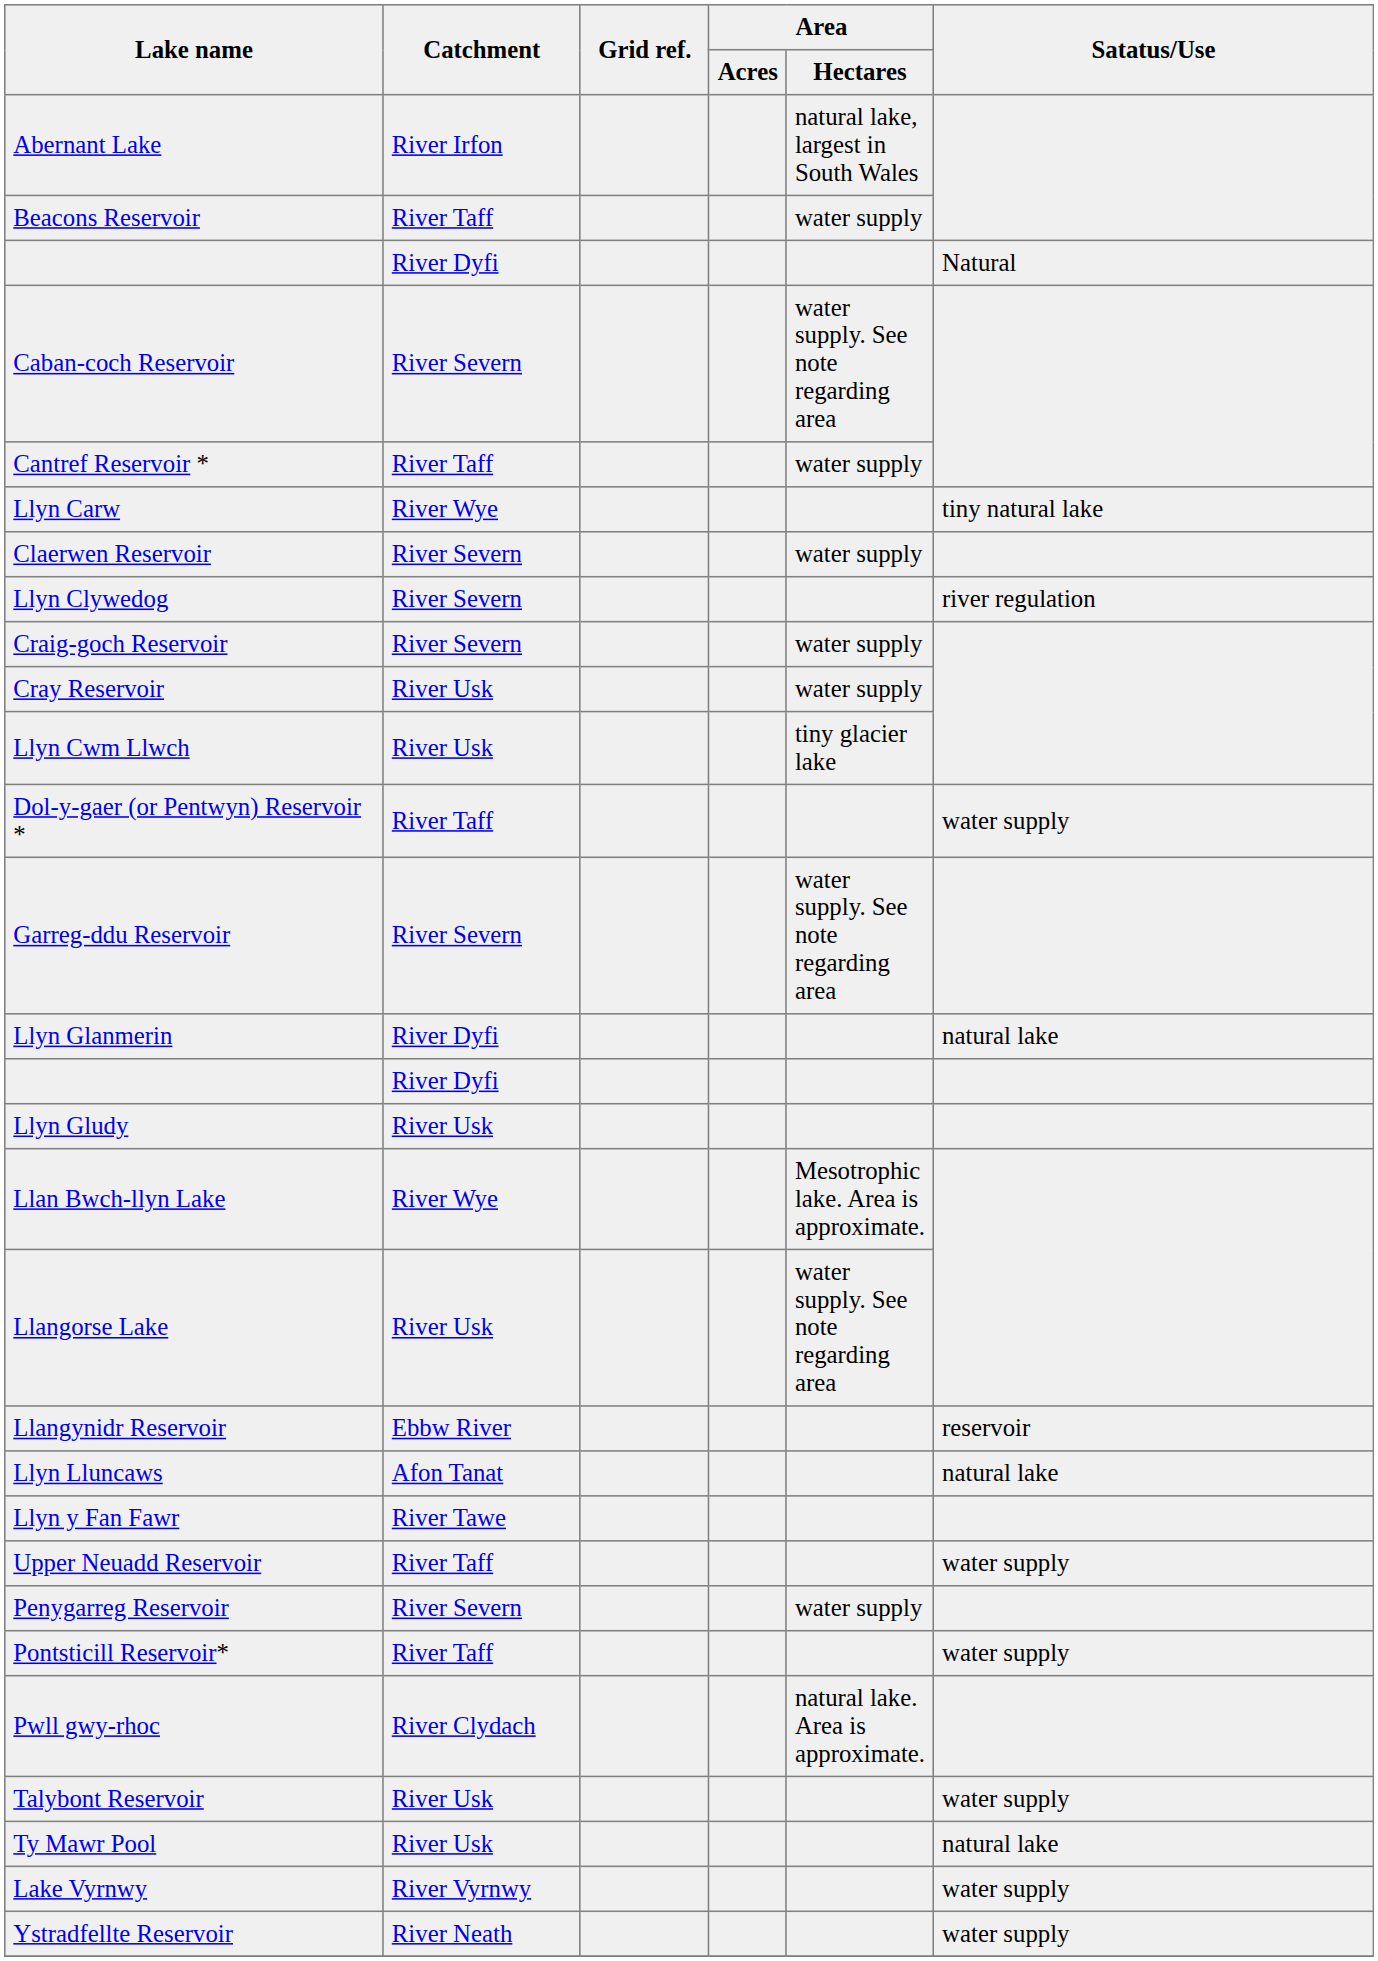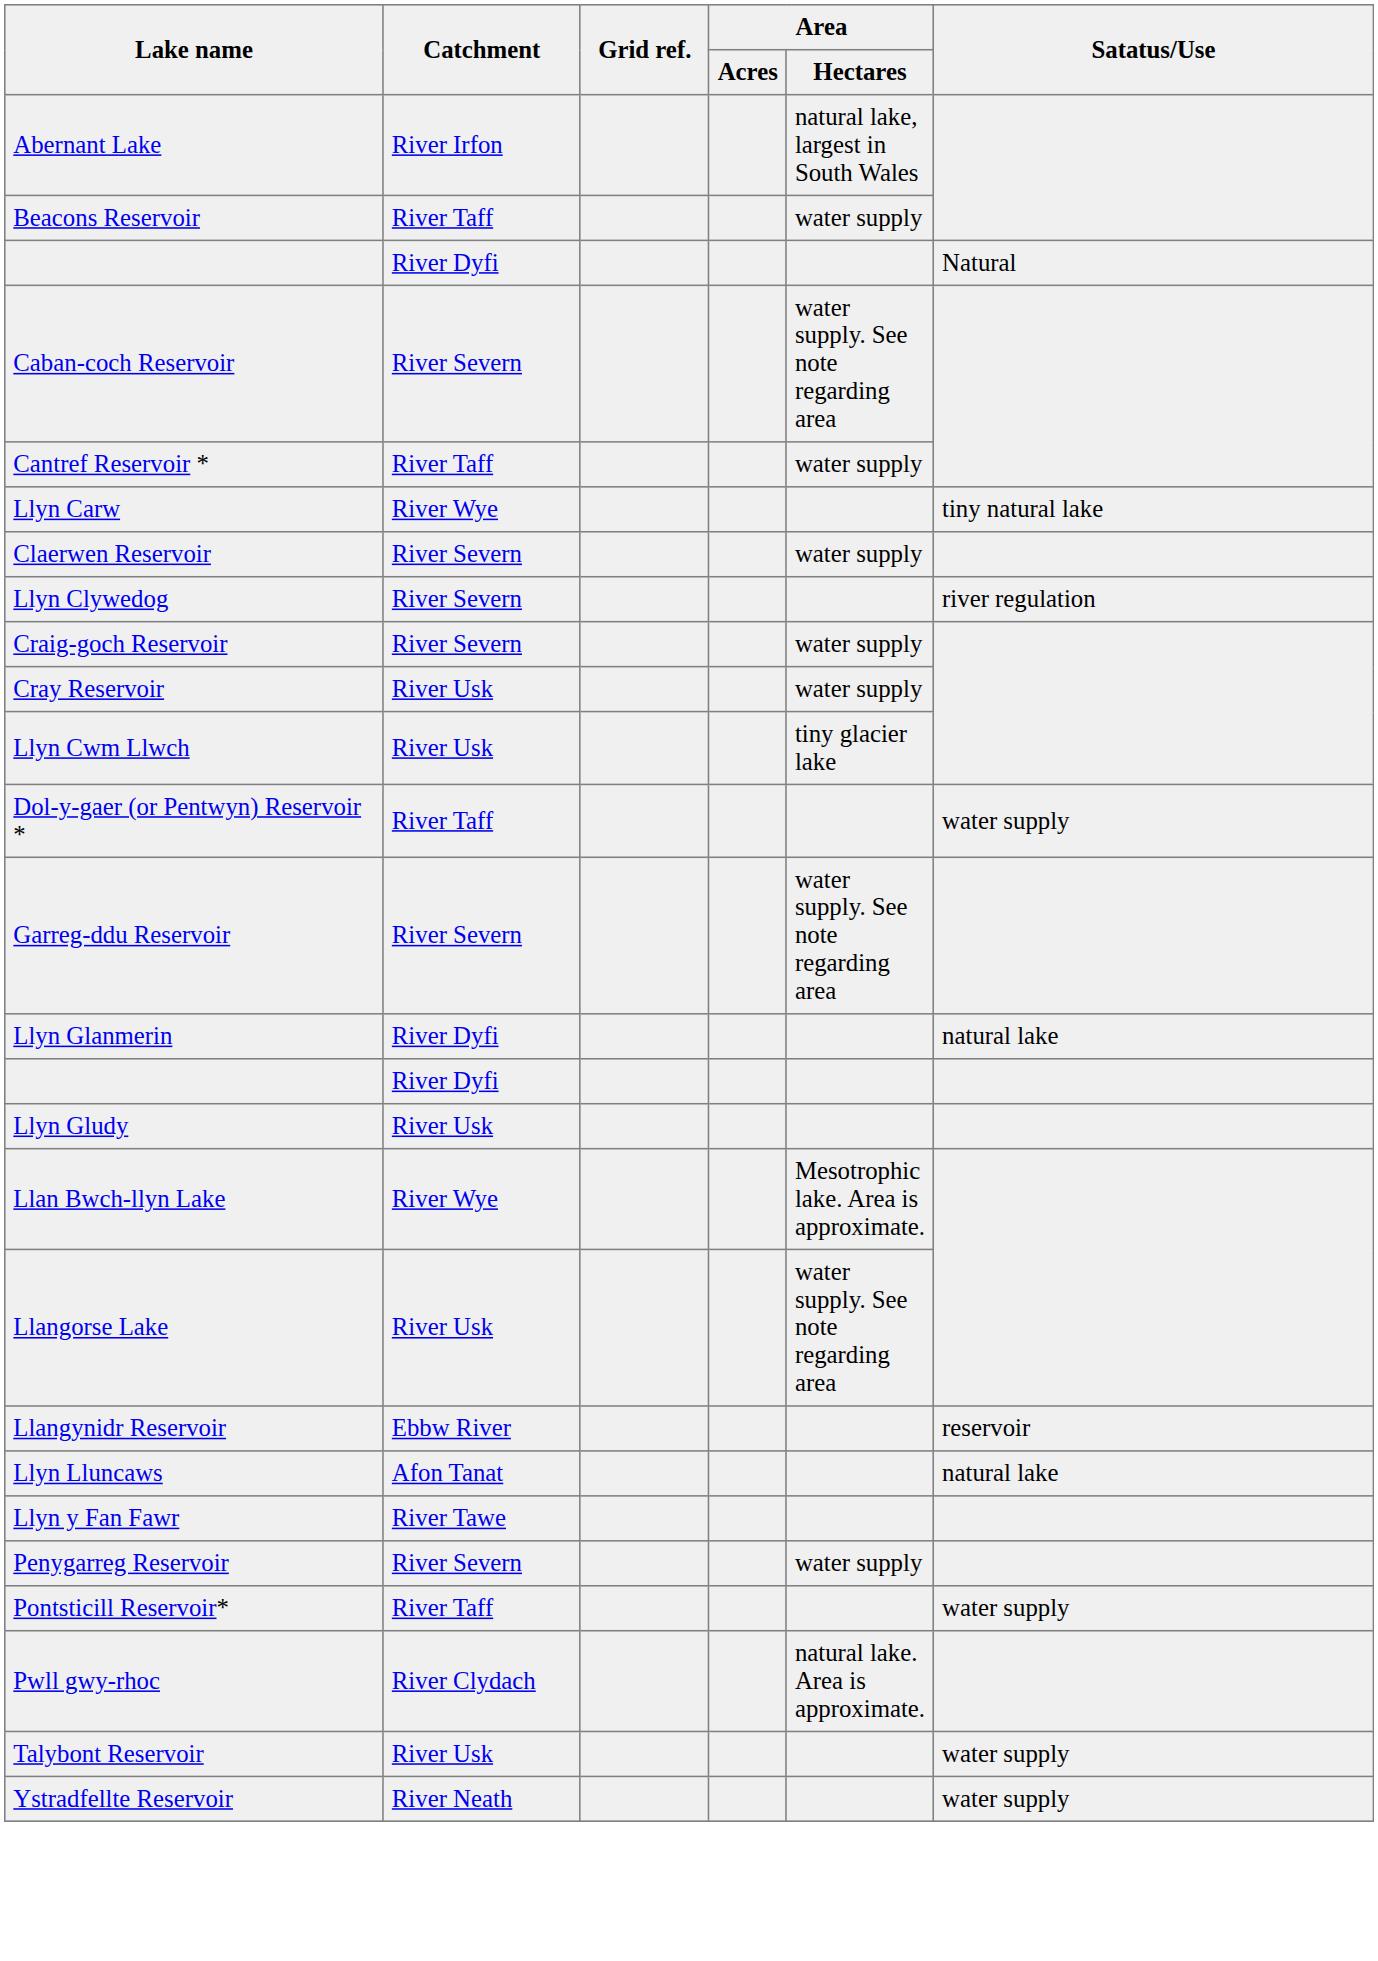- row: (137, 1563)
- row: (85, 1843)
- row: (80, 1888)
